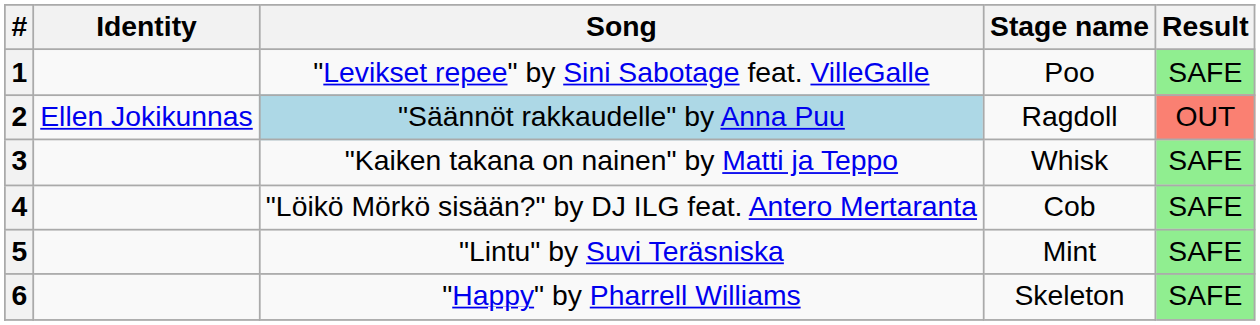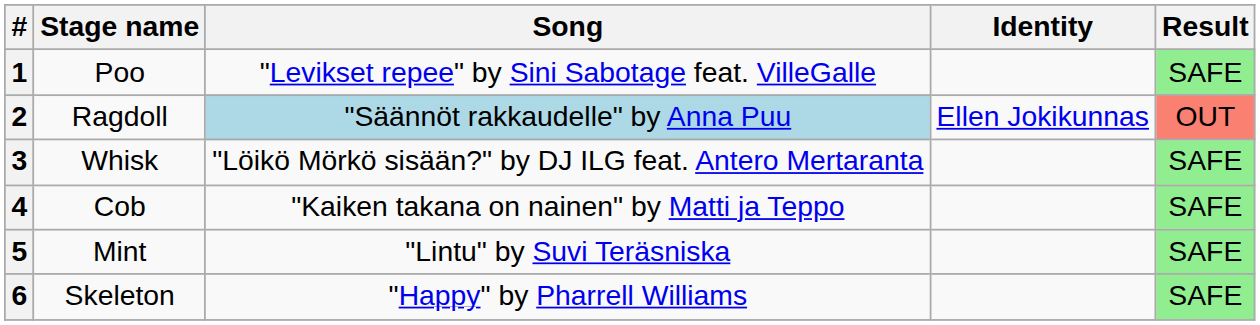columns swapped: (1070, 26) <-> (146, 26)
(621, 161) "Kaiken takana on nainen" by Matti ja Teppo -> (568, 161) "Löikö Mörkö sisään?" by DJ ILG feat. Antero Mertaranta
(621, 206) "Löikö Mörkö sisään?" by DJ ILG feat. Antero Mertaranta -> (568, 206) "Kaiken takana on nainen" by Matti ja Teppo
